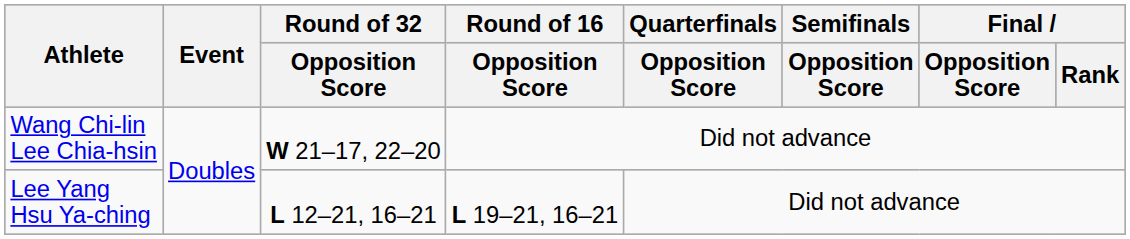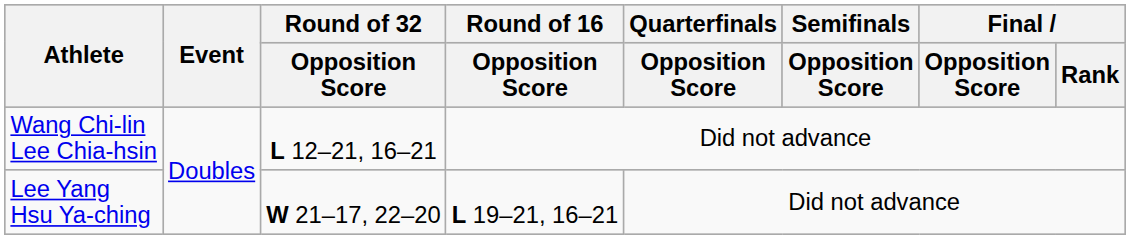(353, 152) W 21–17, 22–20 -> (353, 152) L 12–21, 16–21
(353, 216) L 12–21, 16–21 -> (353, 216) W 21–17, 22–20
